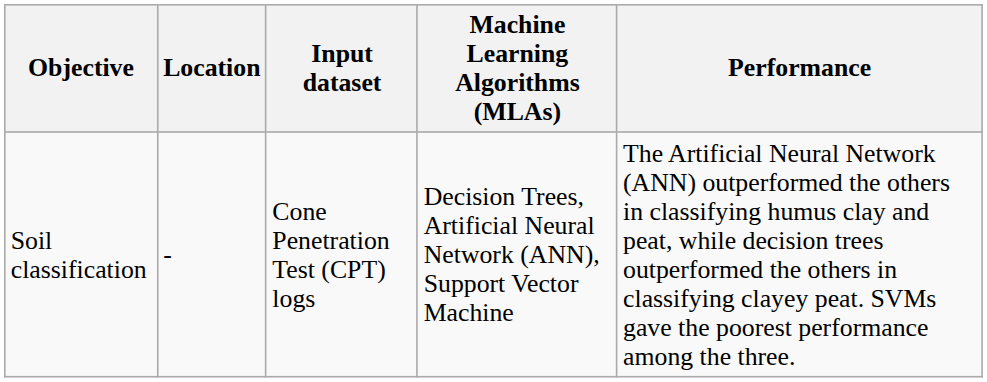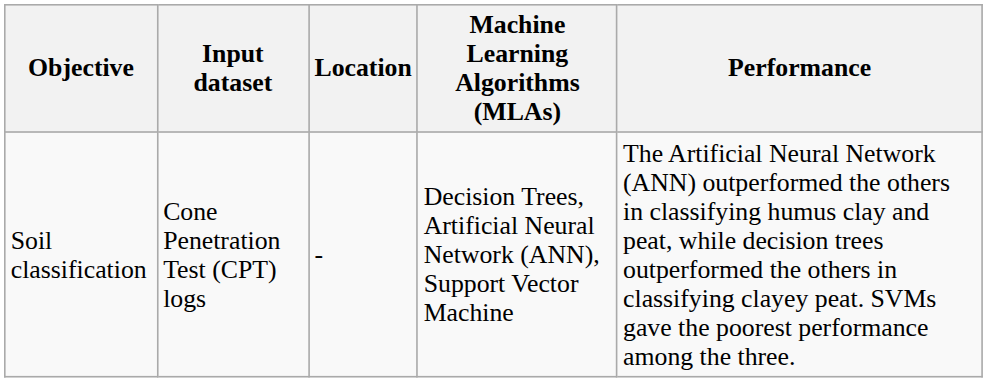columns swapped: (342, 68) <-> (212, 68)
